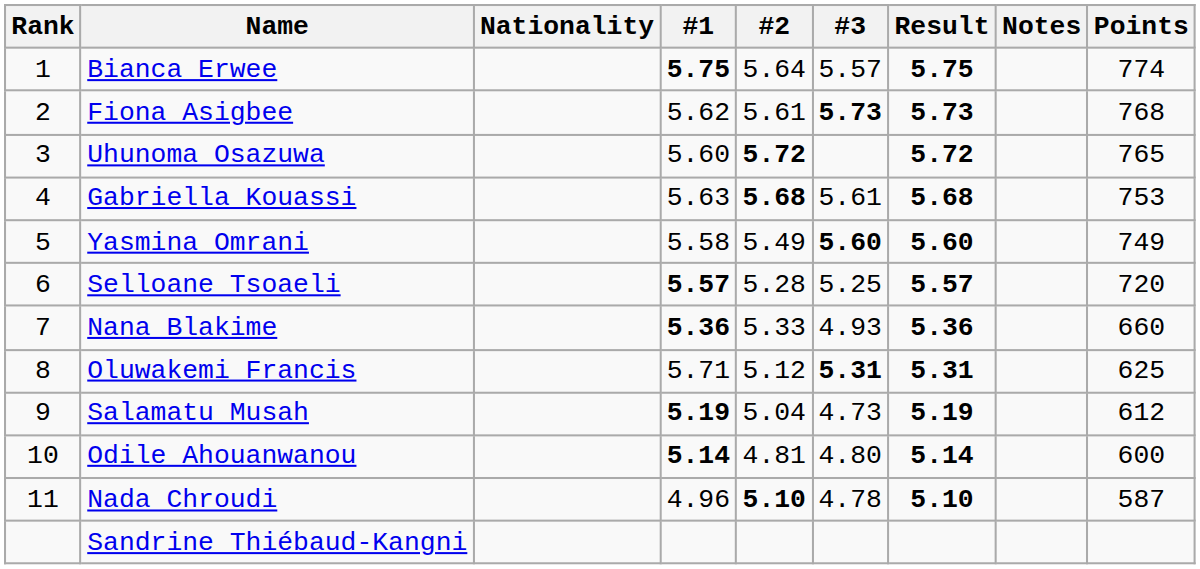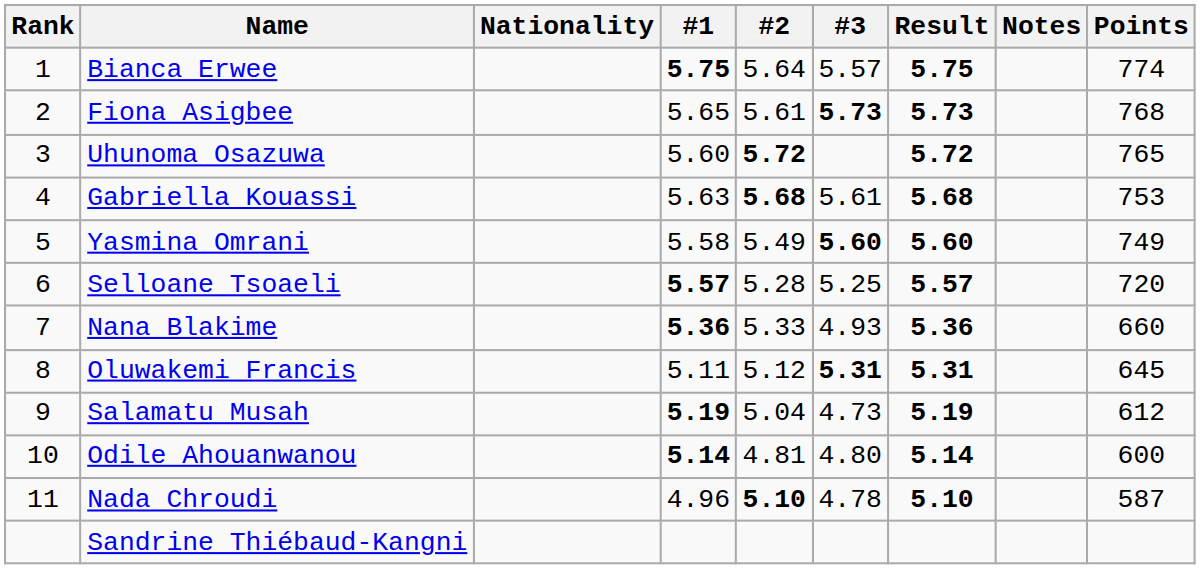(698, 113) 5.62 -> (698, 113) 5.65
(698, 371) 5.71 -> (698, 371) 5.11
(1141, 371) 625 -> (1141, 371) 645
